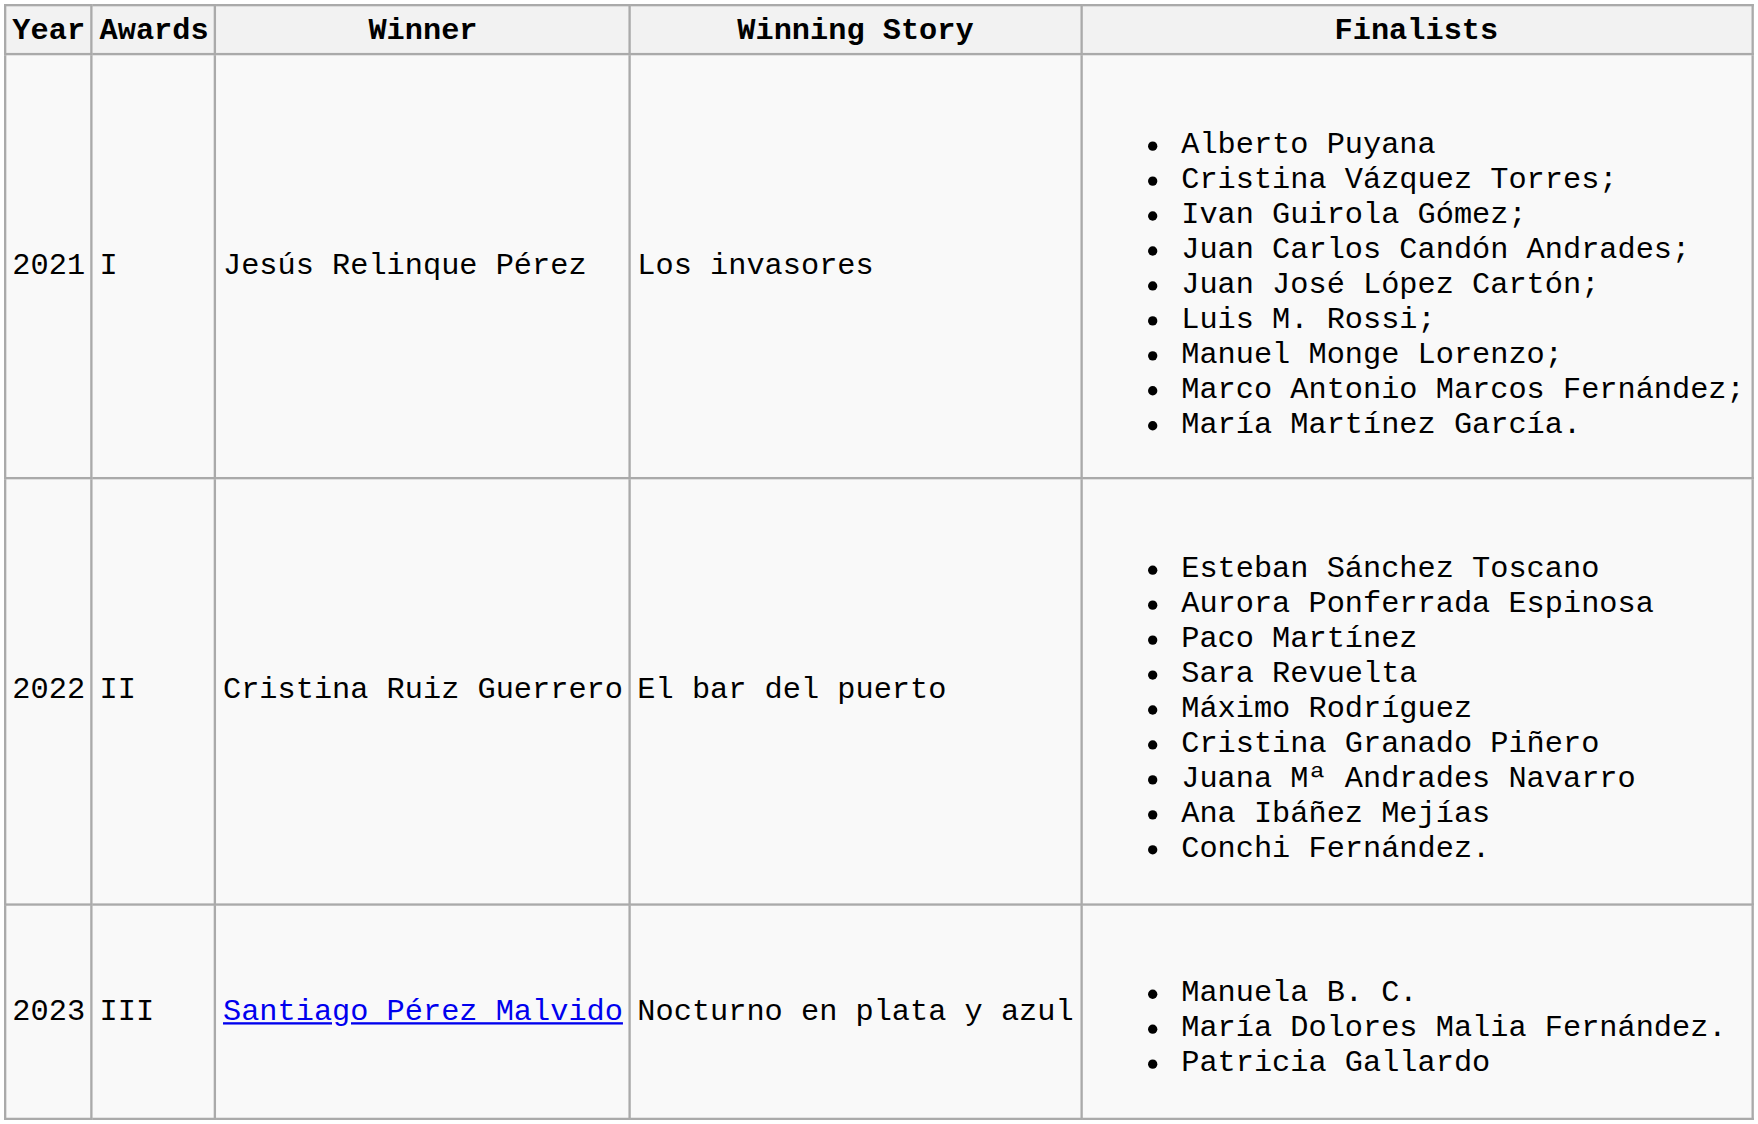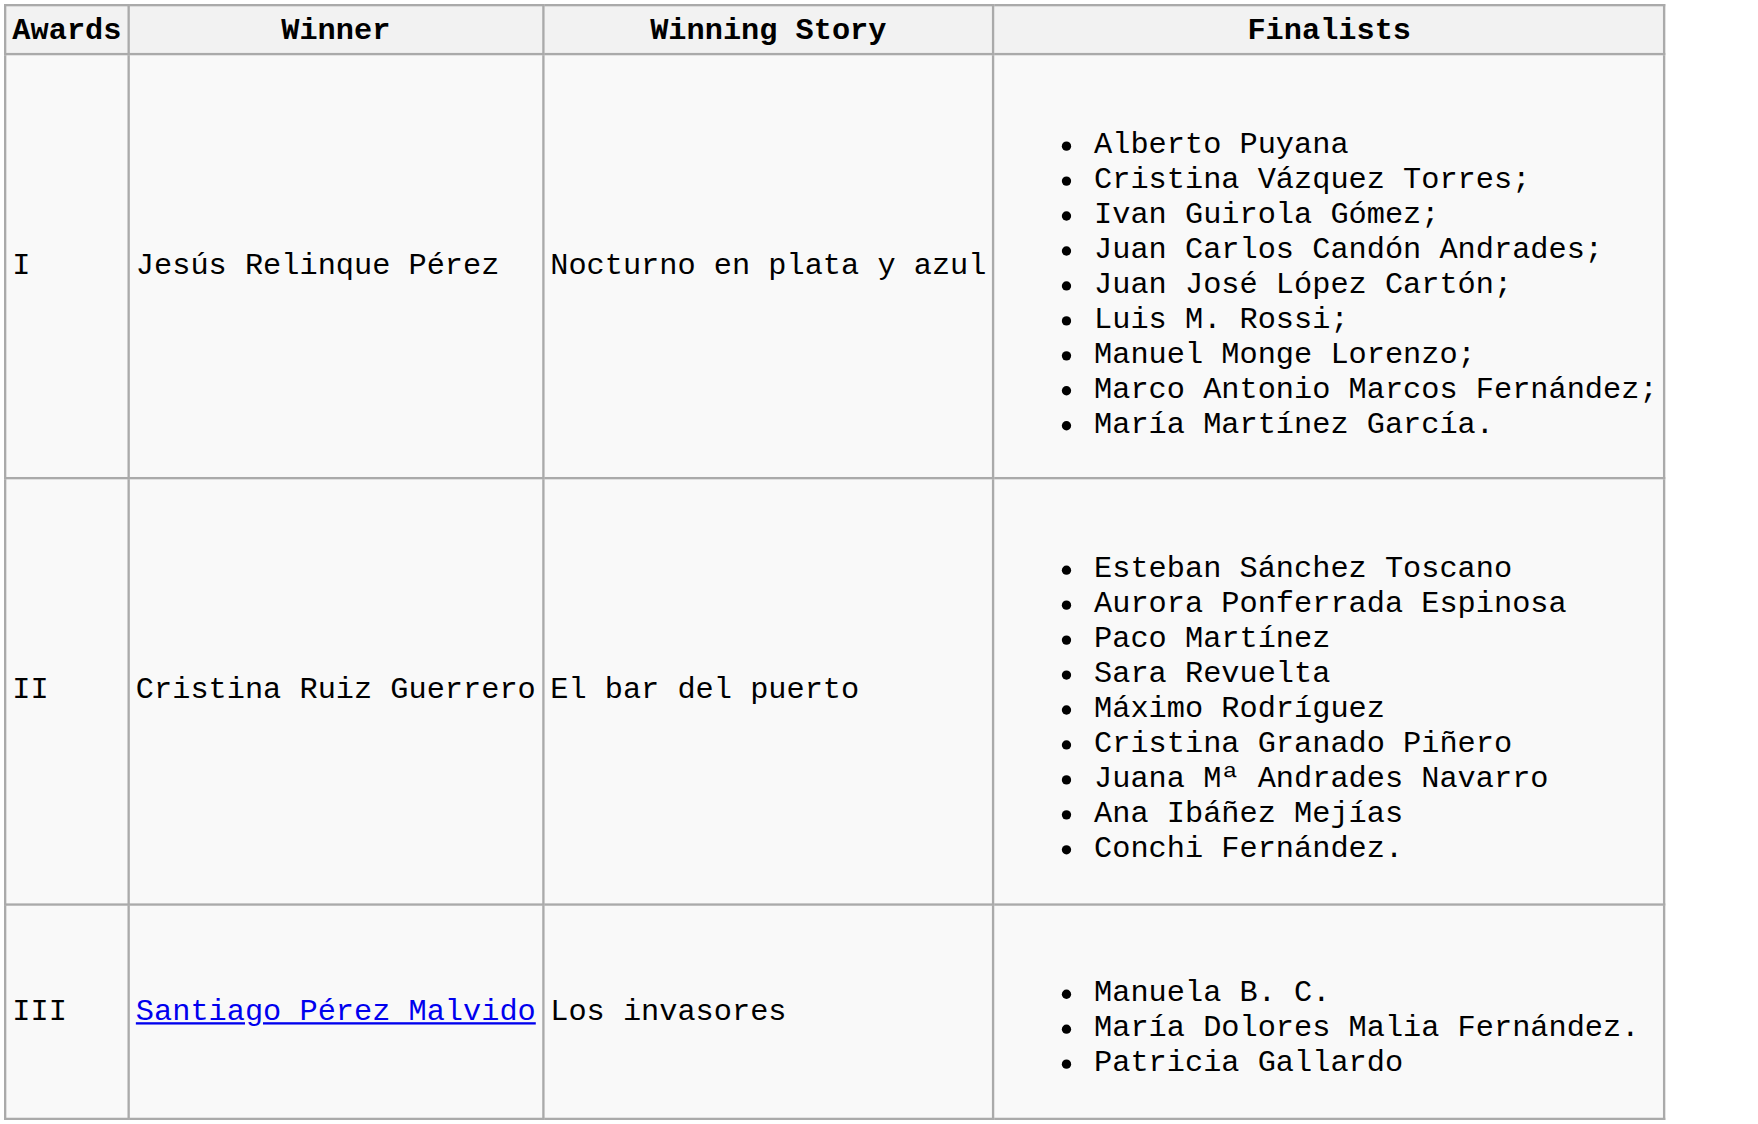- column: (49, 30)
(756, 267) Los invasores -> (768, 267) Nocturno en plata y azul
(855, 1011) Nocturno en plata y azul -> (668, 1011) Los invasores
